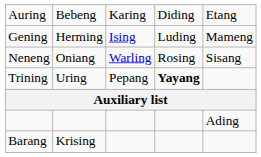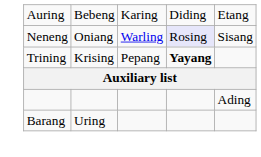- row: (28, 36)
(176, 57) no background -> (188, 36) lavender background
(71, 78) Uring -> (94, 57) Krising
(76, 141) Krising -> (90, 120) Uring
